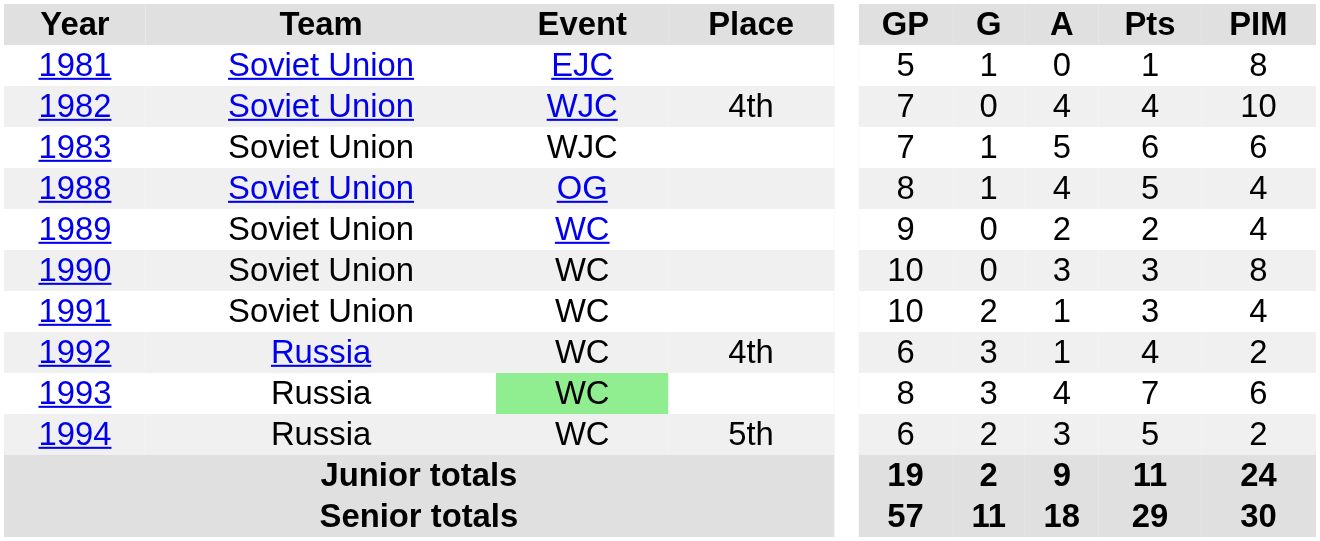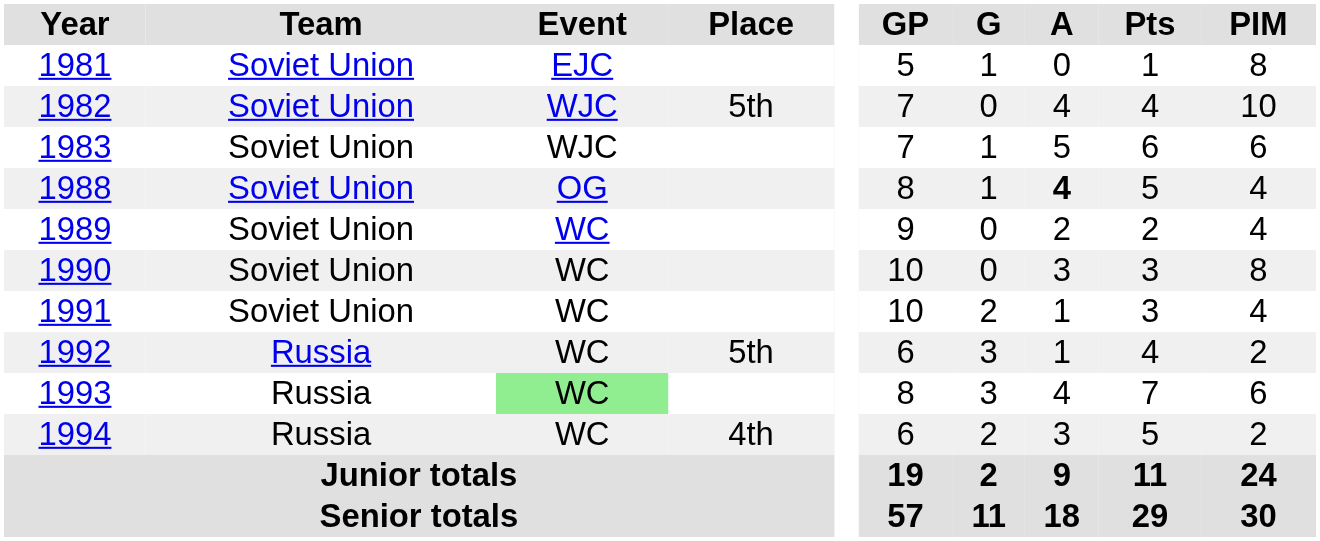(751, 105) 4th -> (751, 105) 5th
(1062, 187) normal -> (1062, 187) bold
(751, 351) 4th -> (751, 351) 5th
(751, 433) 5th -> (751, 433) 4th
